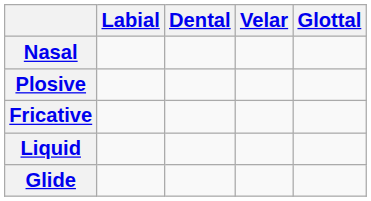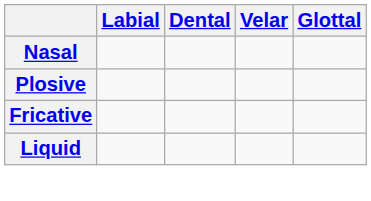- row: (51, 180)
